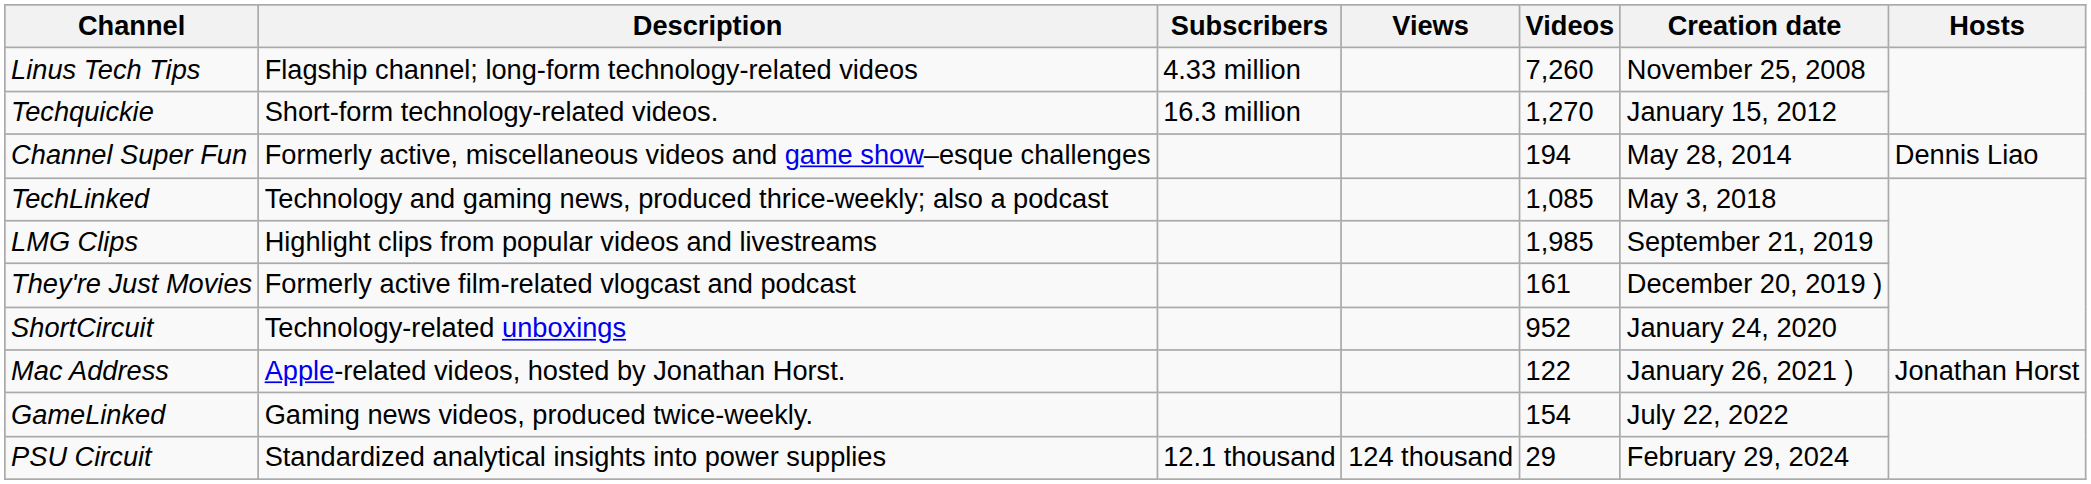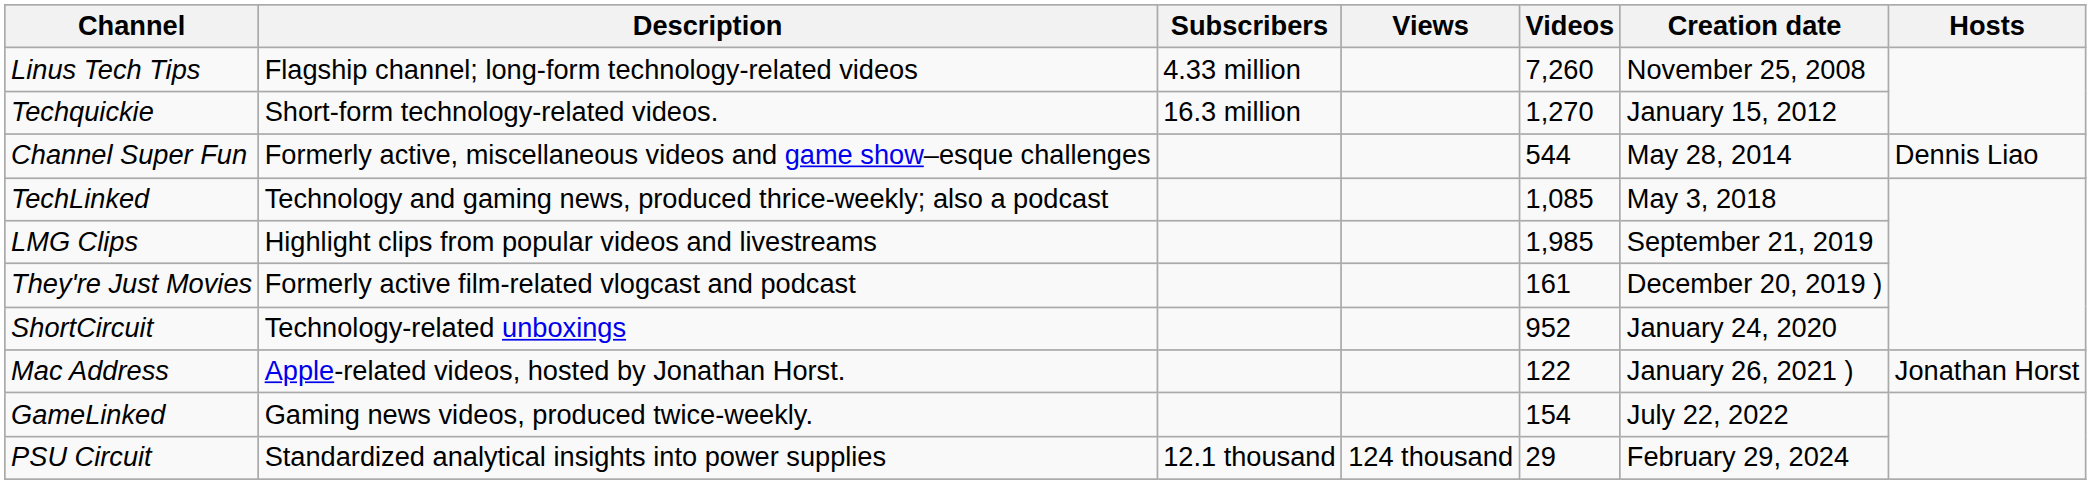(1548, 155) 194 -> (1548, 155) 544
